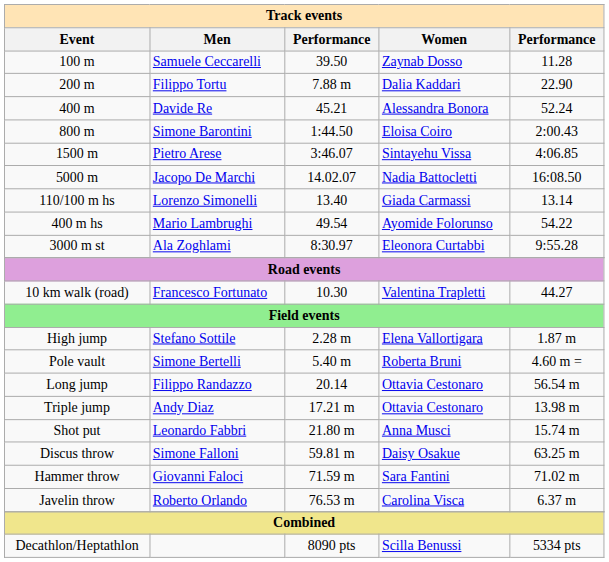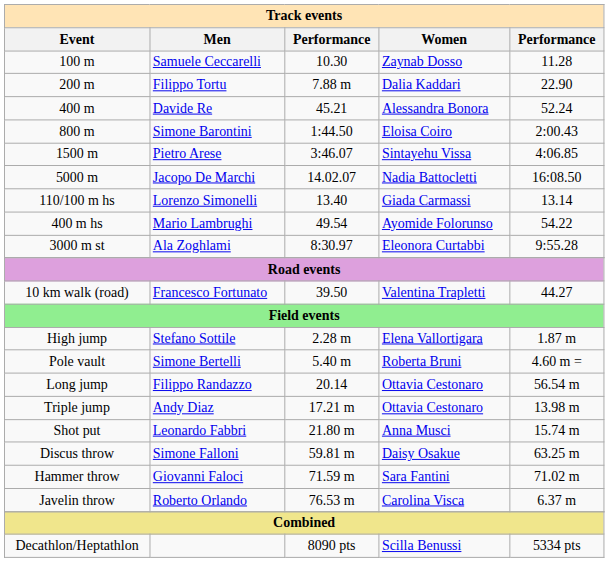(332, 62) 39.50 -> (332, 62) 10.30
(332, 292) 10.30 -> (332, 292) 39.50
